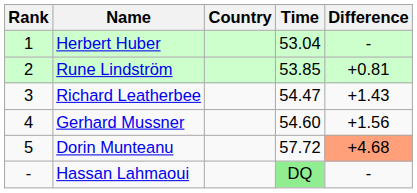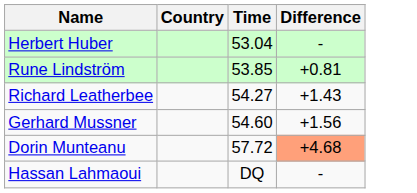- column: (28, 17)
(300, 95) 54.47 -> (252, 95) 54.27
(300, 174) lightgreen background -> (252, 174) no background
